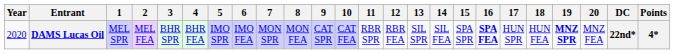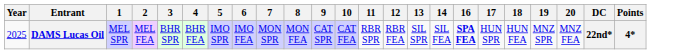- column: (465, 12)
(17, 34) 2020 -> (17, 34) 2025
(567, 34) bold -> (544, 34) normal
